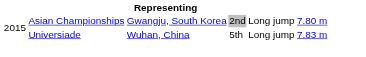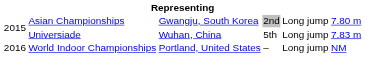+ row: (92, 48)
